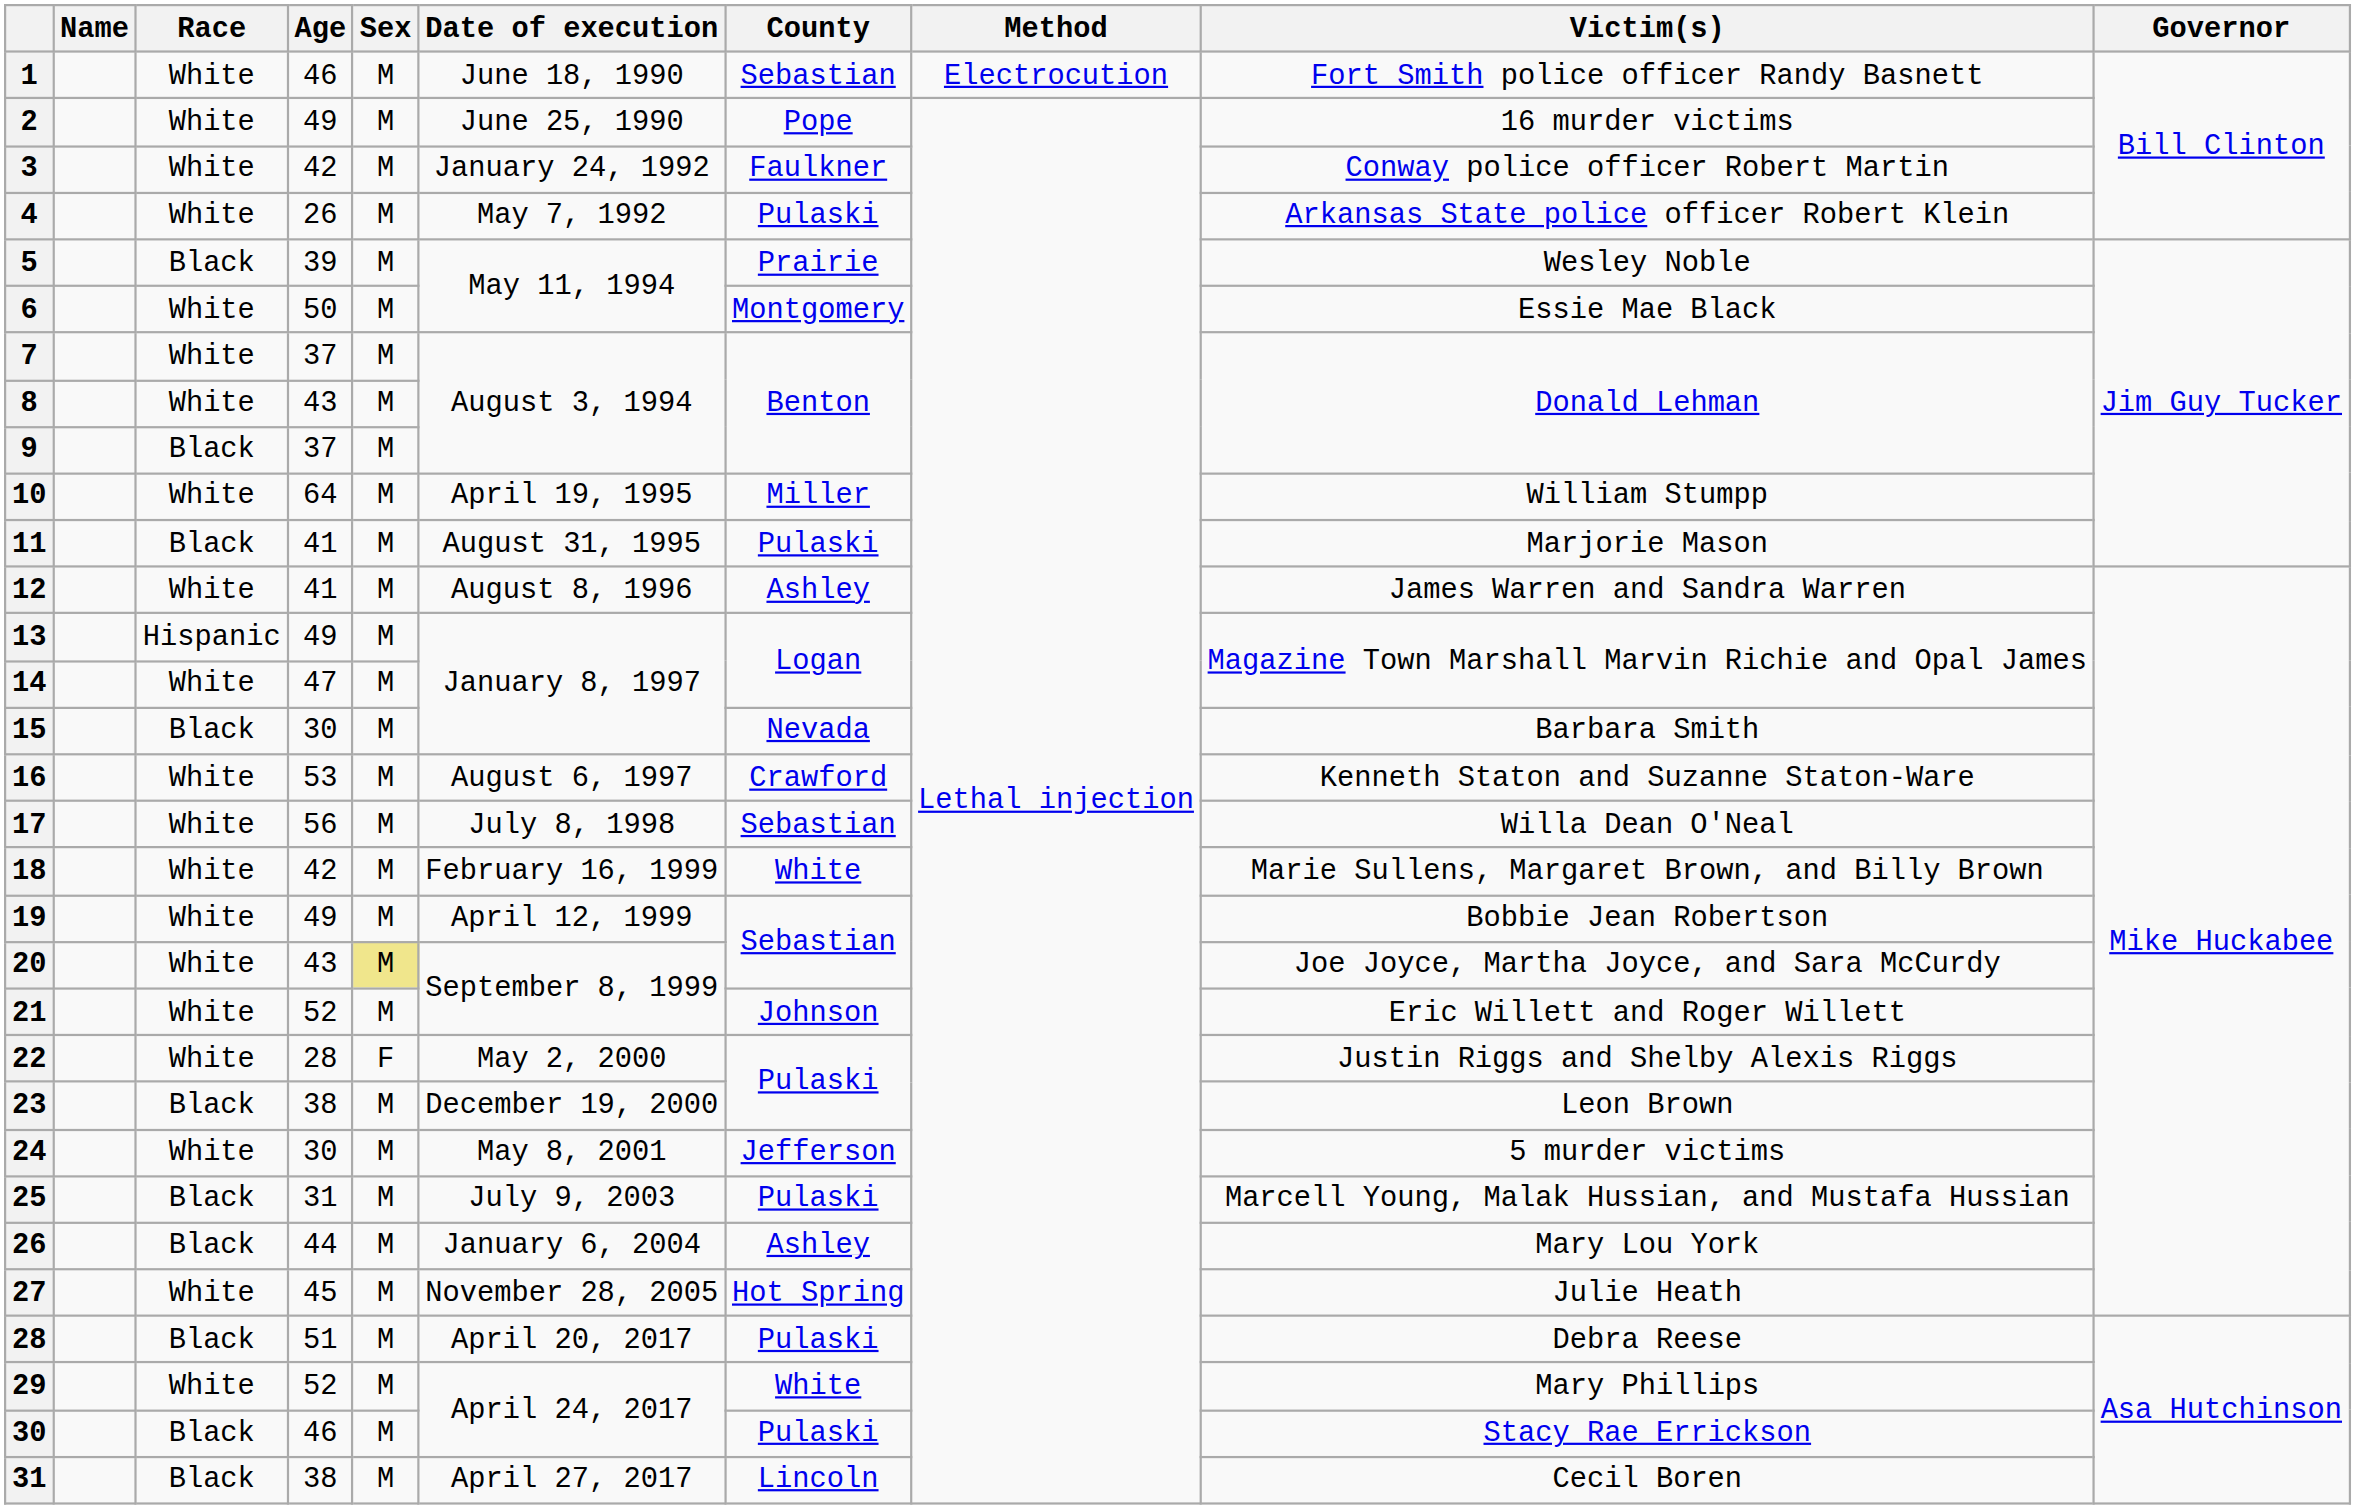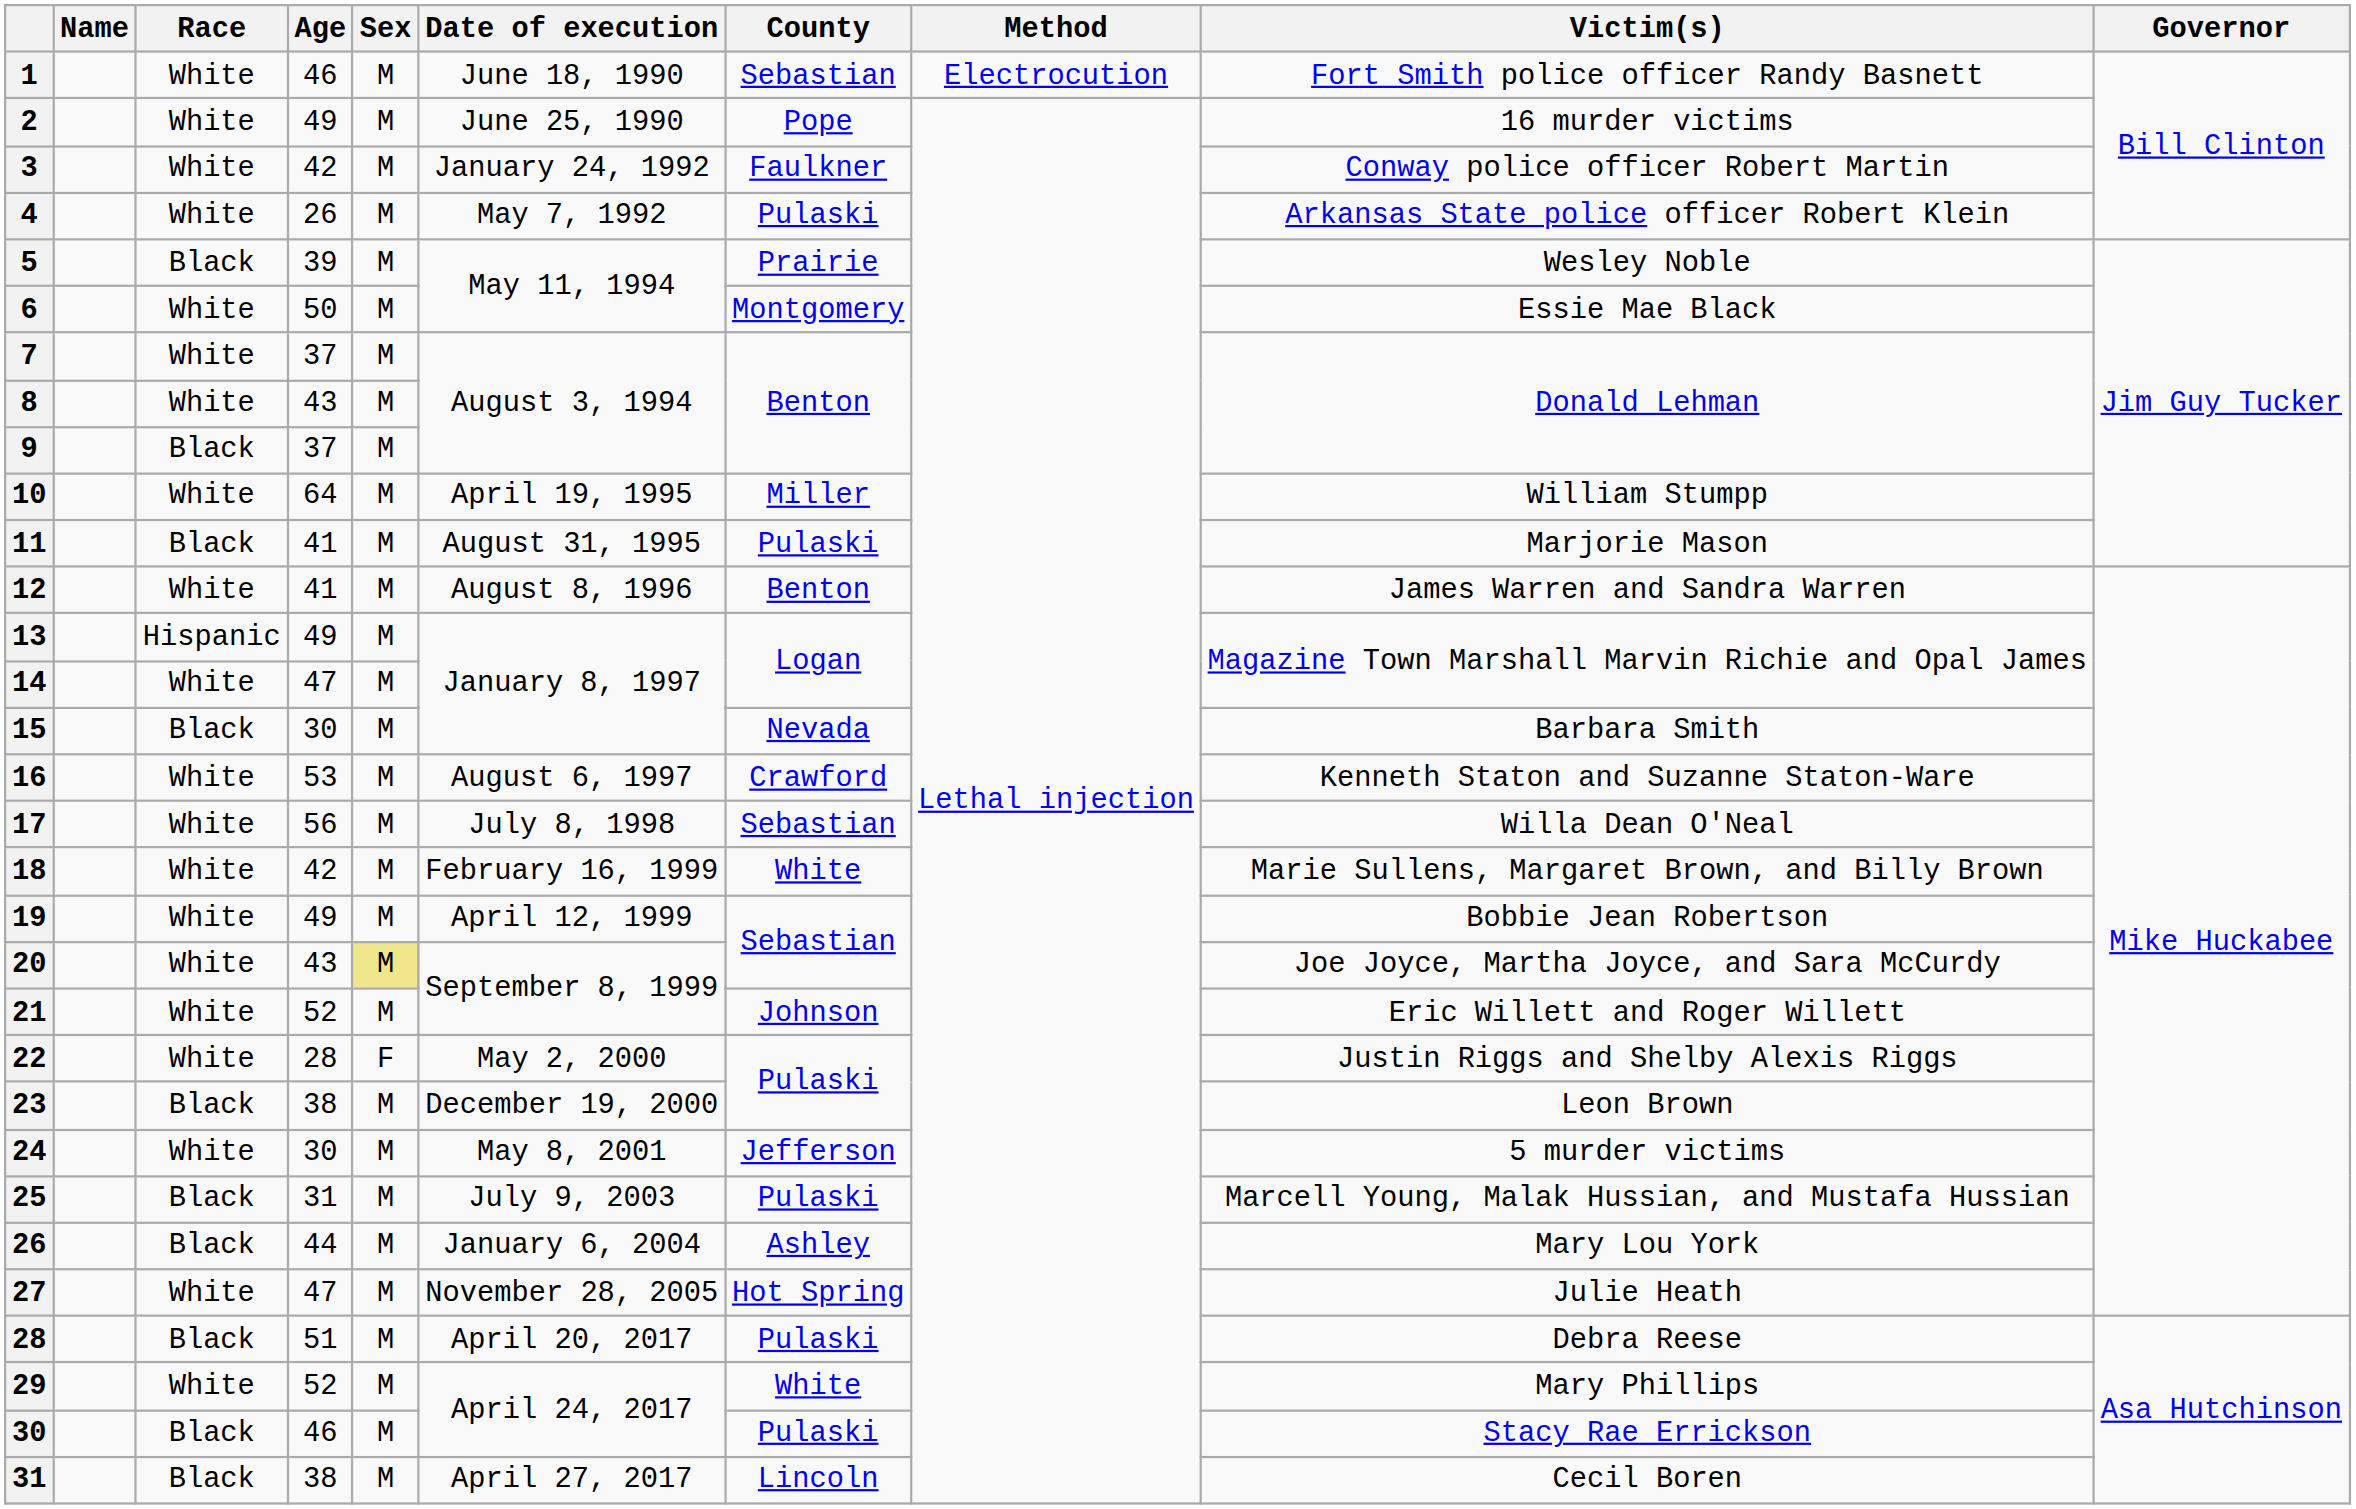(818, 590) Ashley -> (818, 590) Benton
(320, 1293) 45 -> (320, 1293) 47
